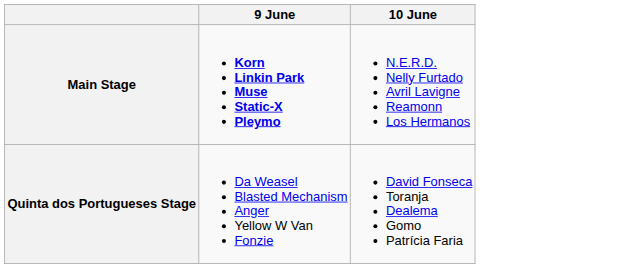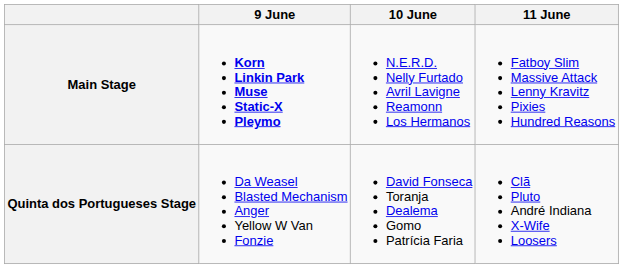+ column: (547, 14)
